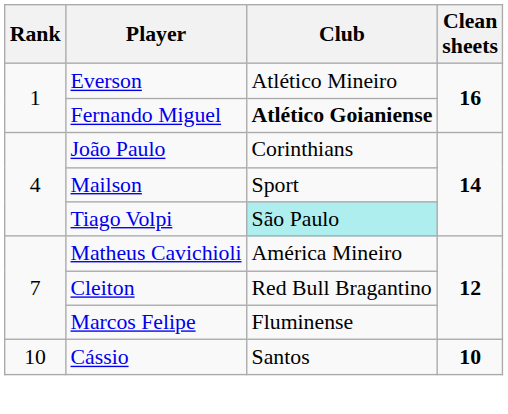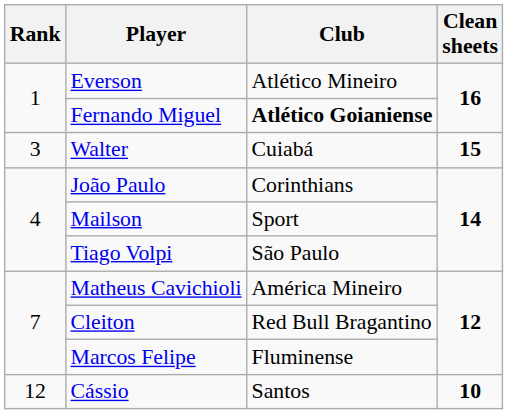+ row: (99, 149)
(295, 218) paleturquoise background -> (295, 253) no background
(35, 356) 10 -> (35, 391) 12
